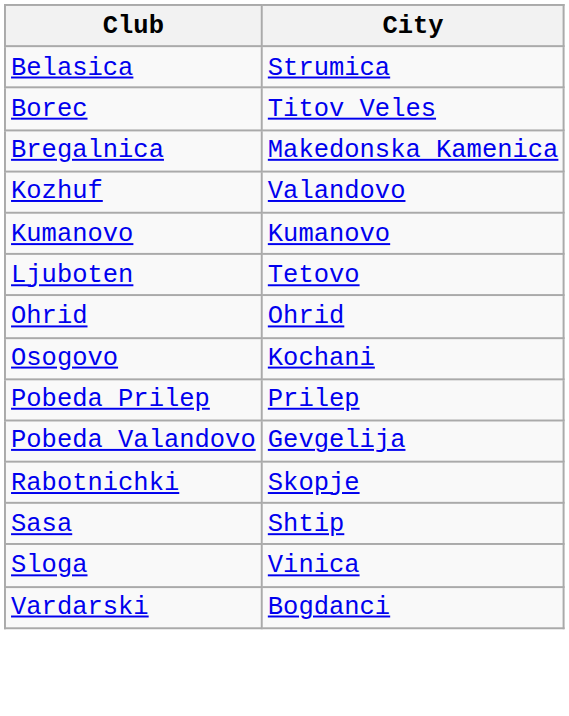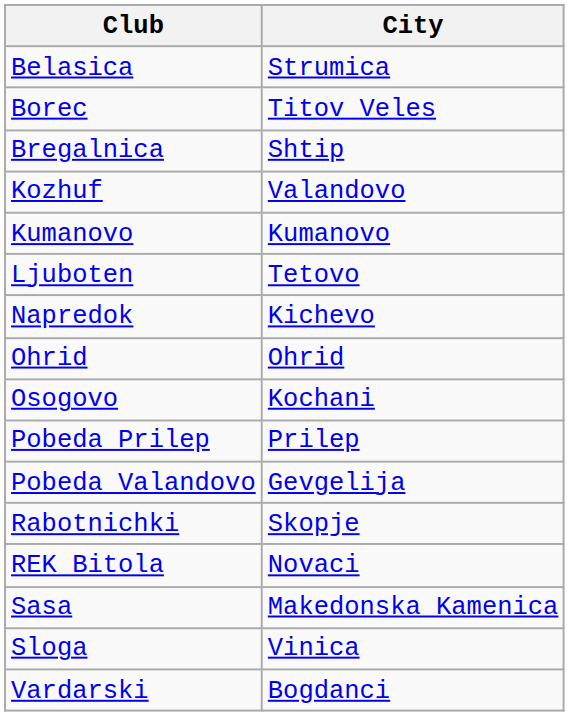(413, 150) Makedonska Kamenica -> (306, 150) Shtip
+ row: (72, 316)
+ row: (87, 566)
(306, 524) Shtip -> (413, 607) Makedonska Kamenica
